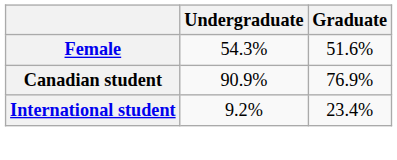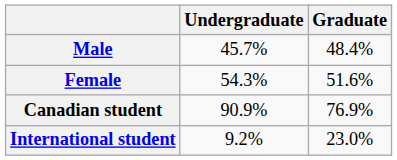+ row: (93, 49)
(350, 110) 23.4% -> (350, 140) 23.0%
